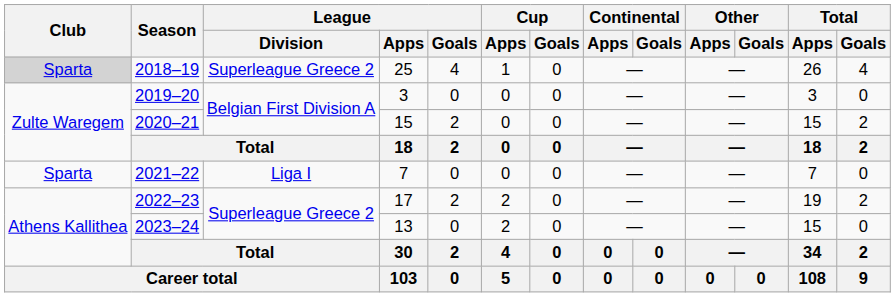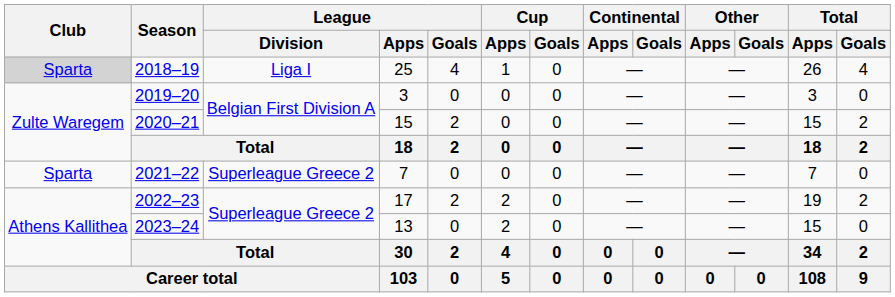(291, 69) Superleague Greece 2 -> (291, 69) Liga I
(291, 174) Liga I -> (291, 174) Superleague Greece 2
